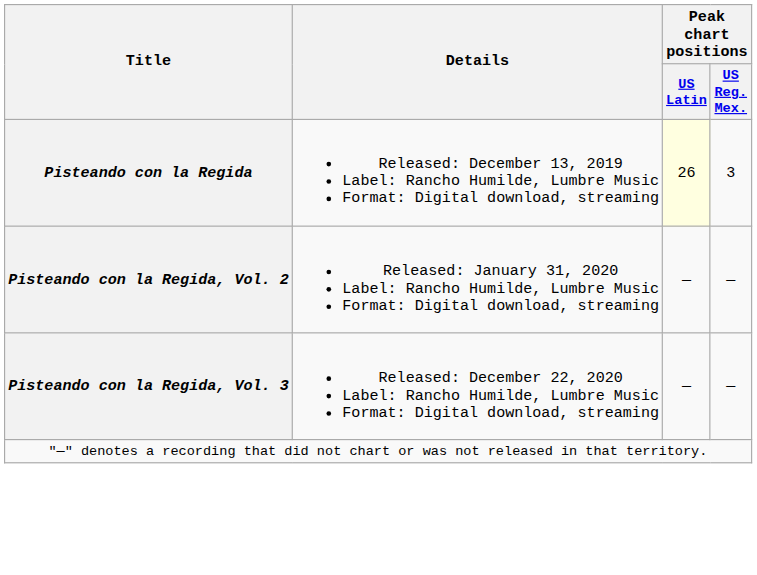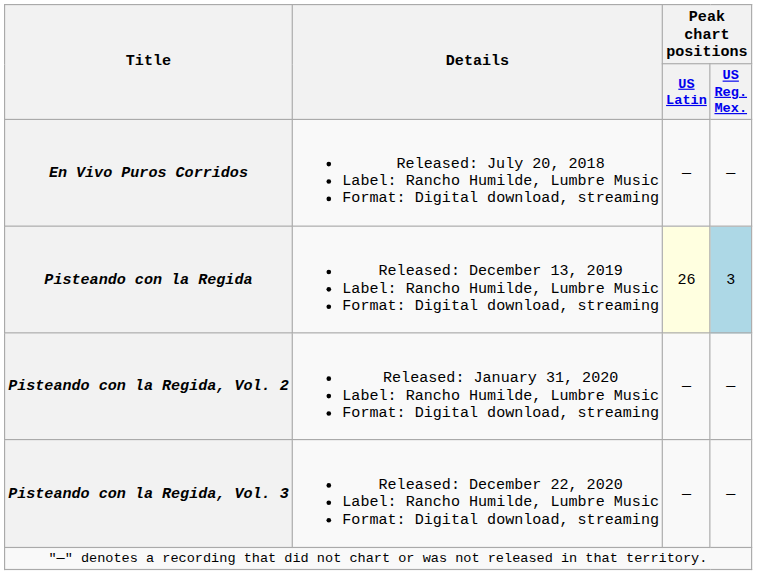+ row: (148, 173)
(731, 173) no background -> (731, 280) lightblue background
